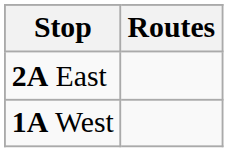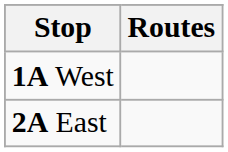rows swapped: (63, 122) <-> (59, 75)
